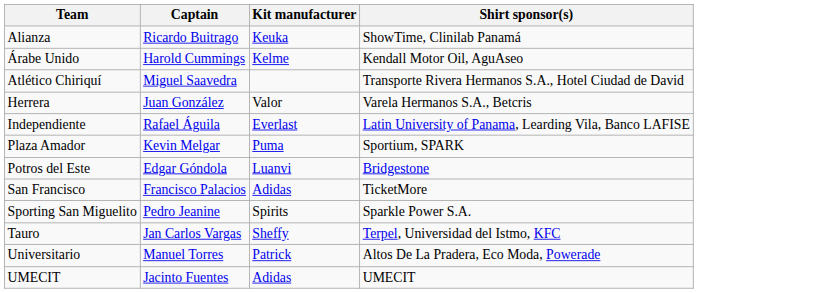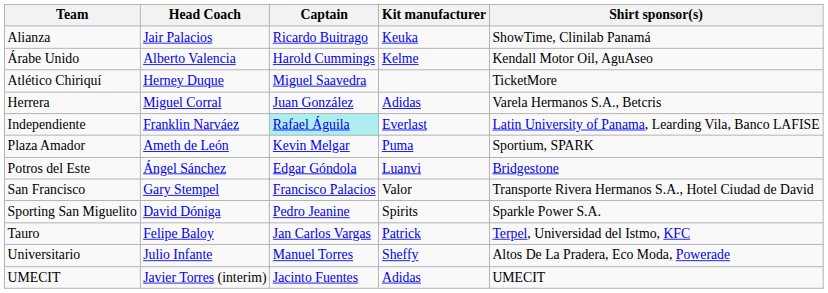+ column: (205, 15)
(523, 80) Transporte Rivera Hermanos S.A., Hotel Ciudad de David -> (525, 80) TicketMore
(267, 102) Valor -> (401, 102) Adidas
(182, 124) no background -> (311, 124) paleturquoise background
(272, 189) Adidas -> (397, 189) Valor
(395, 189) TicketMore -> (653, 189) Transporte Rivera Hermanos S.A., Hotel Ciudad de David
(271, 233) Sheffy -> (401, 233) Patrick
(272, 255) Patrick -> (400, 255) Sheffy
